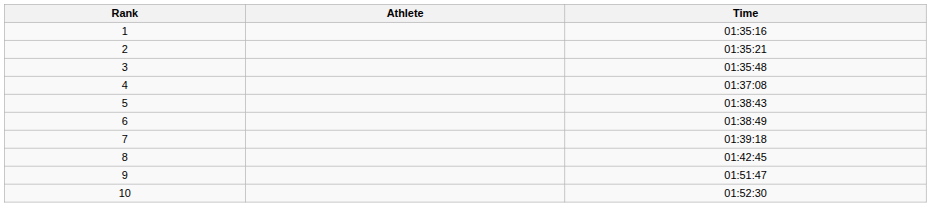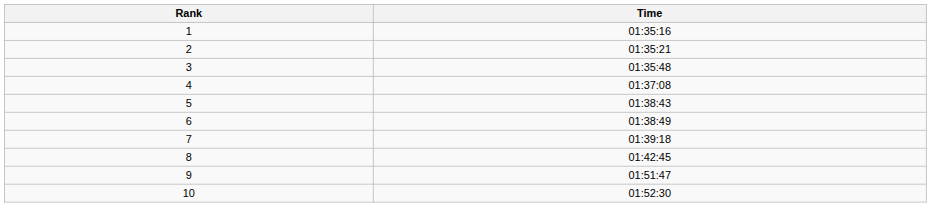- column: (405, 13)
